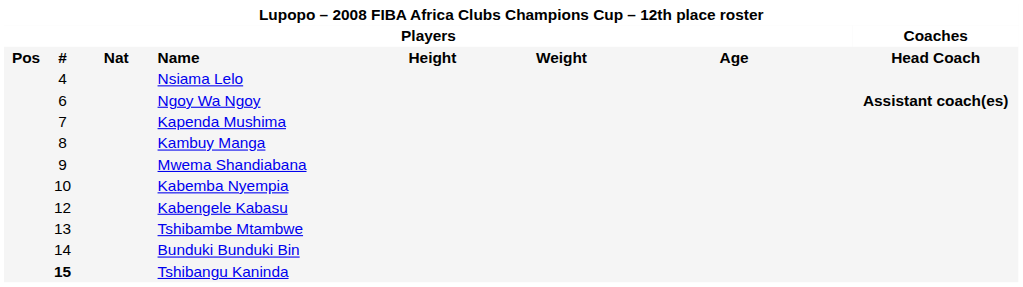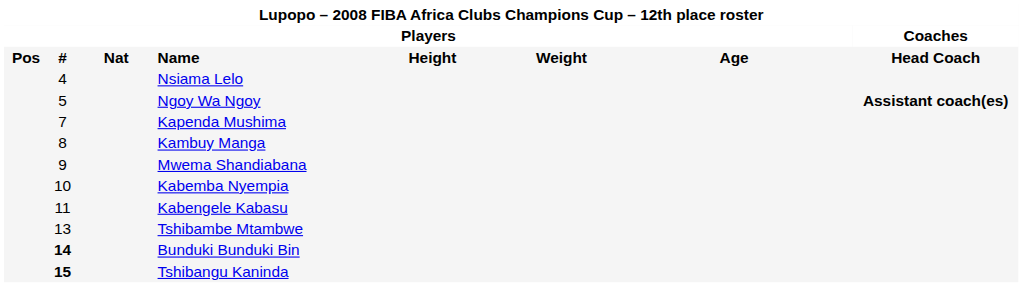(63, 100) 6 -> (63, 100) 5
(63, 207) 12 -> (63, 207) 11
(63, 250) normal -> (63, 250) bold
